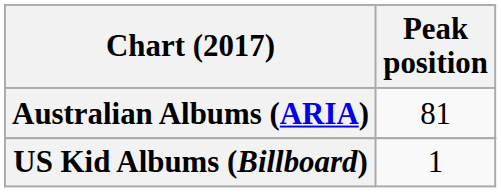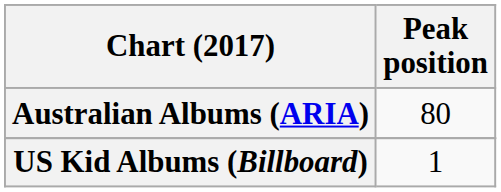(436, 112) 81 -> (436, 112) 80
